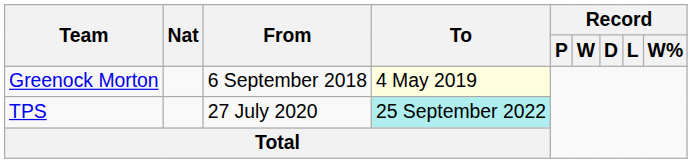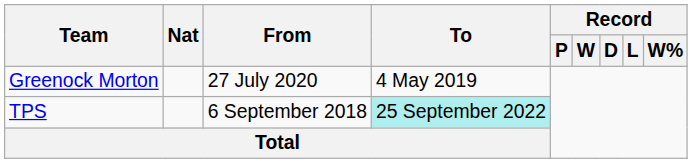(287, 81) 6 September 2018 -> (263, 81) 27 July 2020
(426, 81) lightyellow background -> (426, 81) no background
(263, 111) 27 July 2020 -> (287, 111) 6 September 2018
